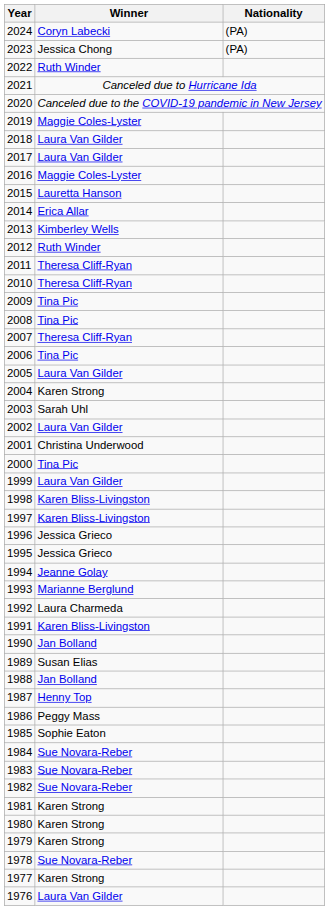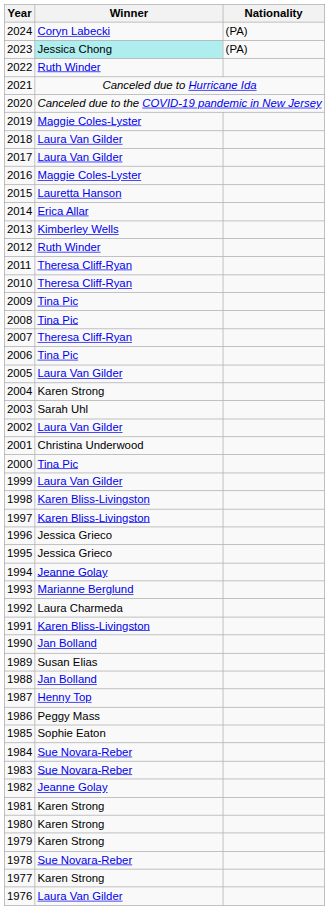(75, 49) no background -> (75, 49) paleturquoise background
(85, 788) Sue Novara-Reber -> (73, 788) Jeanne Golay
